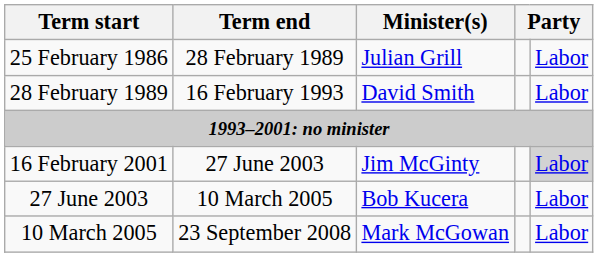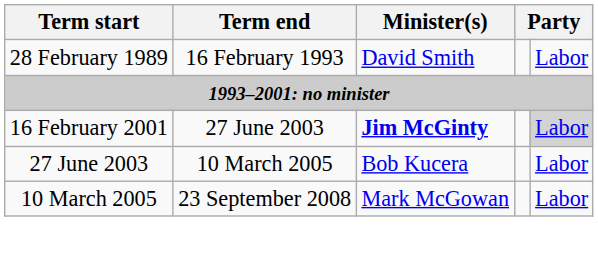- row: (89, 57)
(420, 163) normal -> (425, 127) bold
